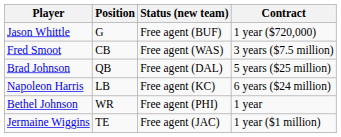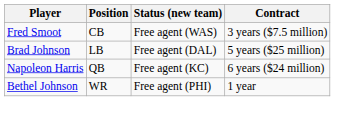- row: (38, 31)
(103, 68) QB -> (96, 50) LB
(103, 86) LB -> (97, 68) QB
- row: (48, 123)
